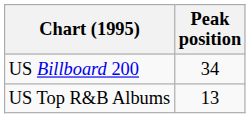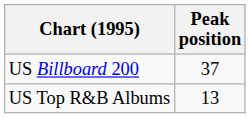(210, 68) 34 -> (210, 68) 37
